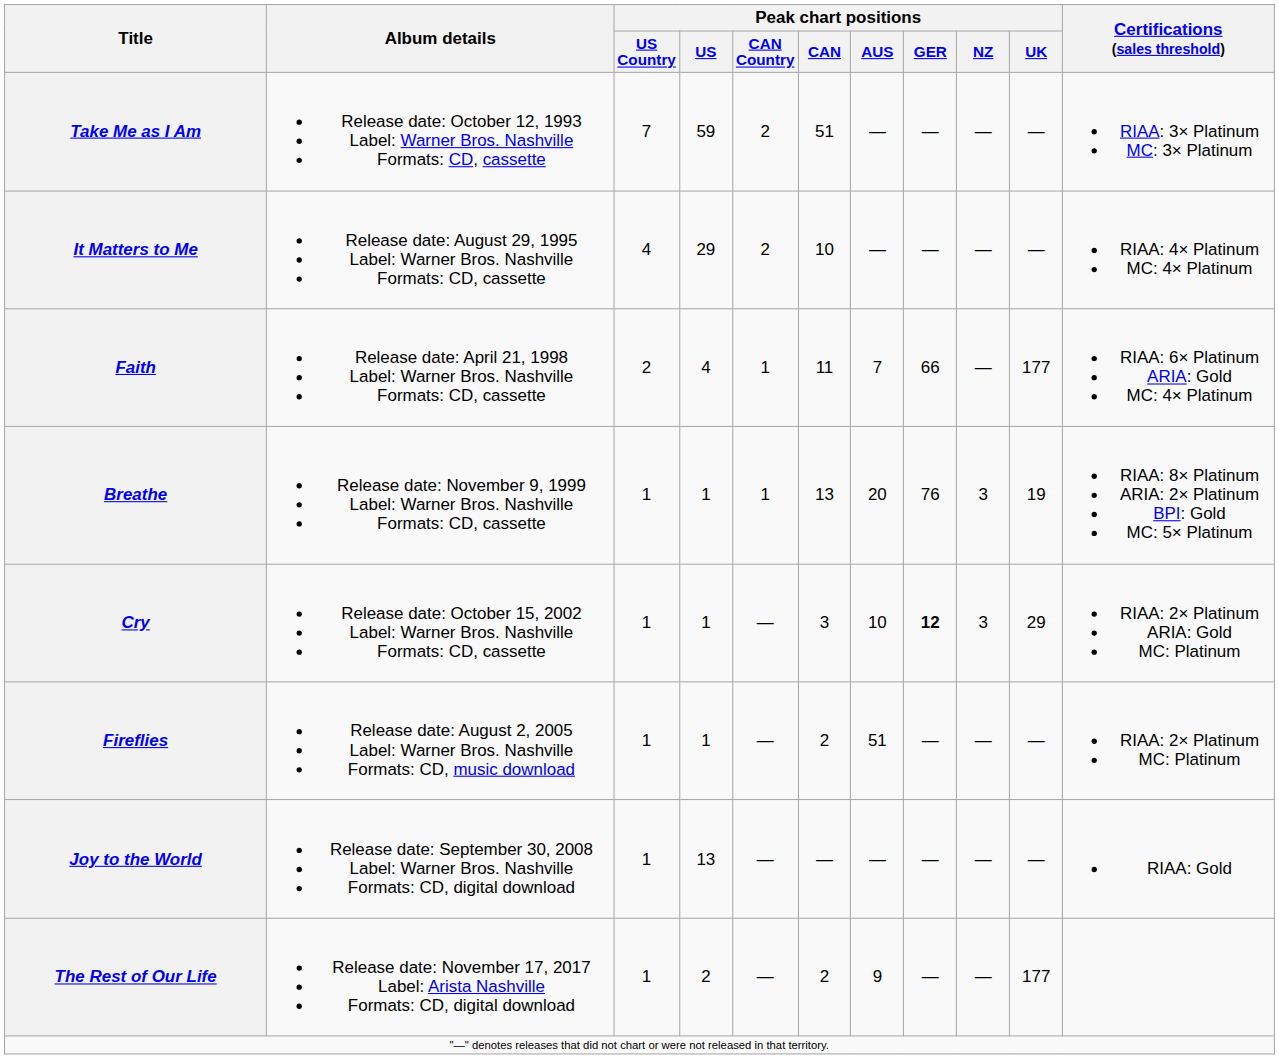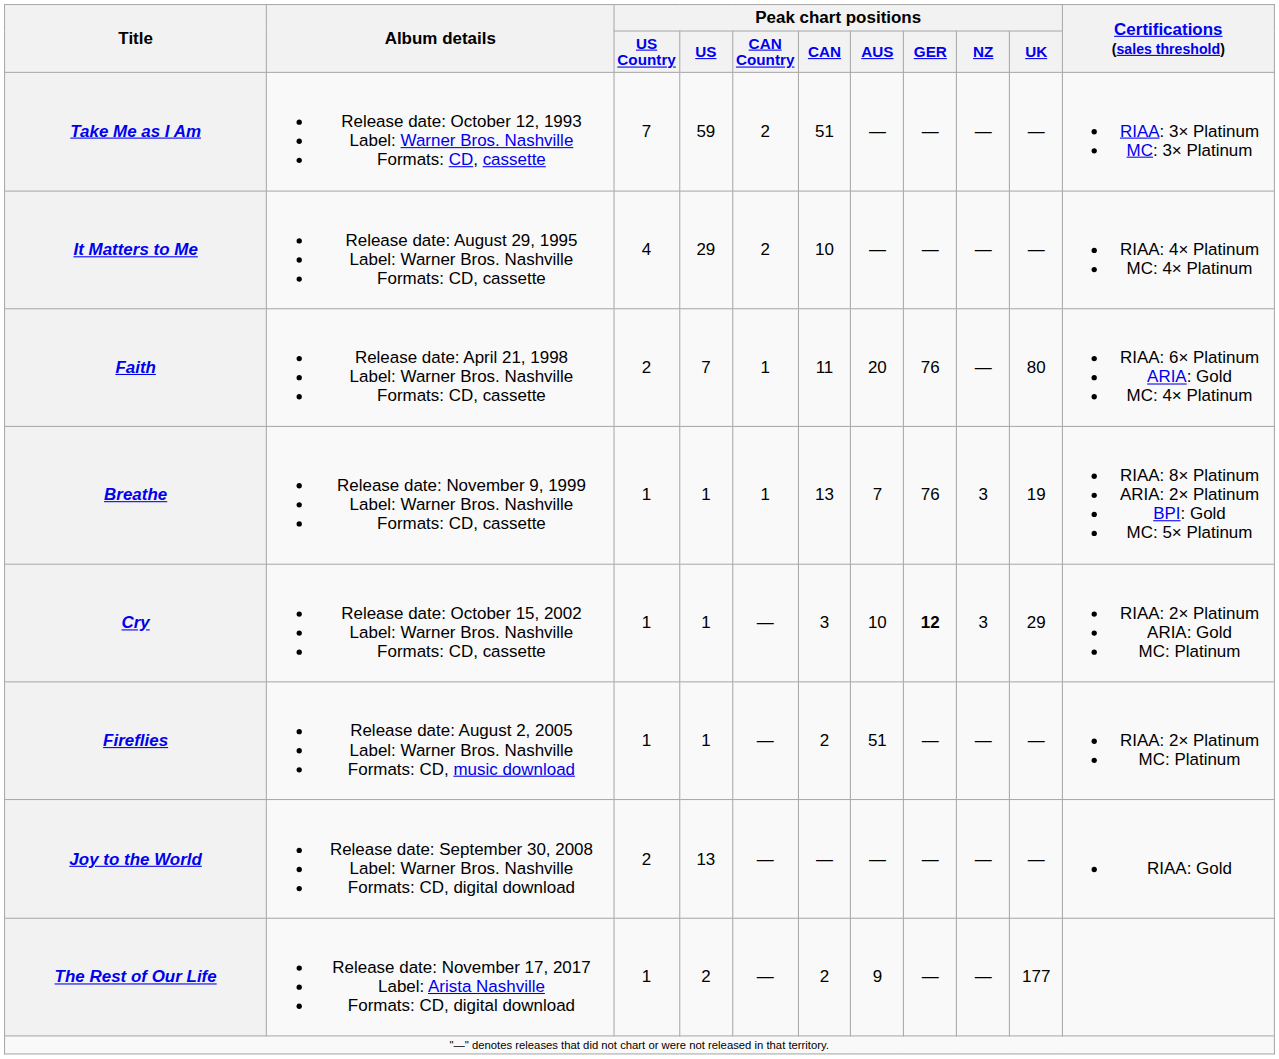(706, 367) 4 -> (706, 367) 7
(877, 367) 7 -> (877, 367) 20
(930, 367) 66 -> (930, 367) 76
(1036, 367) 177 -> (1036, 367) 80
(877, 495) 20 -> (877, 495) 7
(647, 858) 1 -> (647, 858) 2
